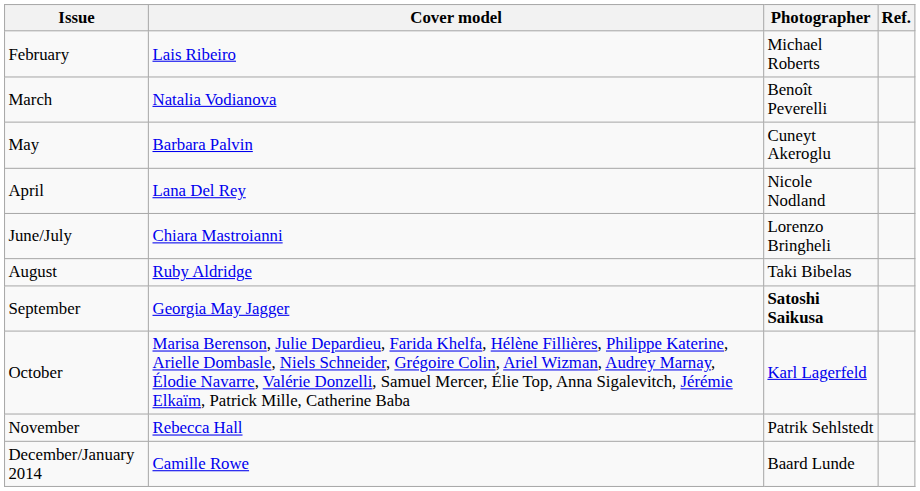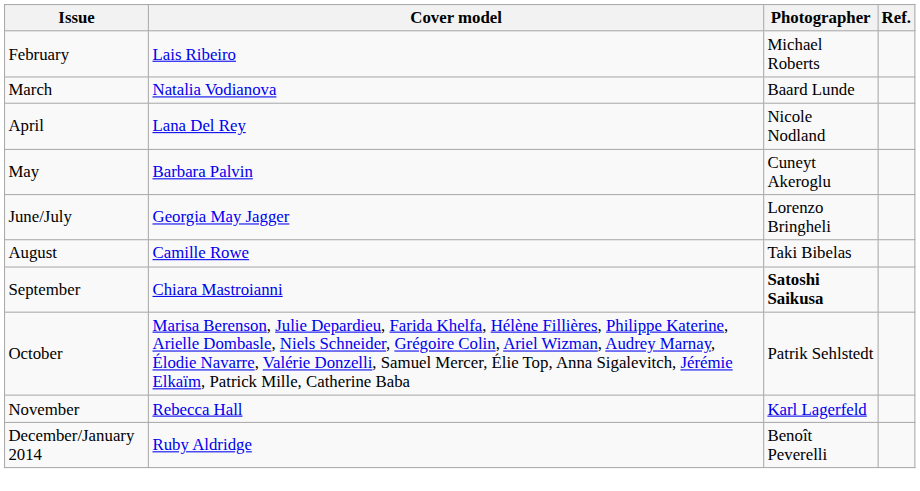(797, 99) Benoît Peverelli -> (811, 90) Baard Lunde
rows swapped: (26, 190) <-> (24, 145)
(218, 236) Chiara Mastroianni -> (221, 217) Georgia May Jagger
(202, 272) Ruby Aldridge -> (201, 253) Camille Rowe
(221, 308) Georgia May Jagger -> (218, 289) Chiara Mastroianni
(817, 372) Karl Lagerfeld -> (820, 353) Patrik Sehlstedt
(820, 427) Patrik Sehlstedt -> (817, 408) Karl Lagerfeld
(201, 463) Camille Rowe -> (202, 444) Ruby Aldridge
(811, 463) Baard Lunde -> (797, 444) Benoît Peverelli
